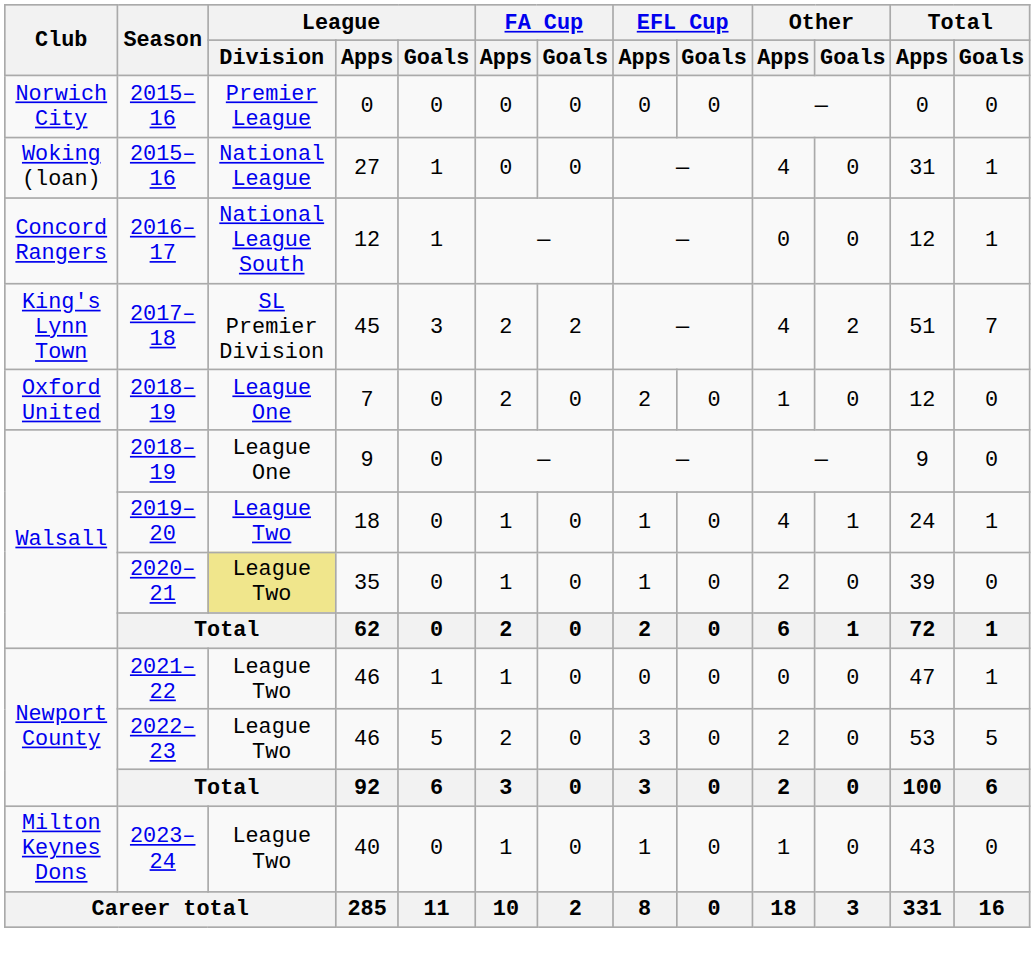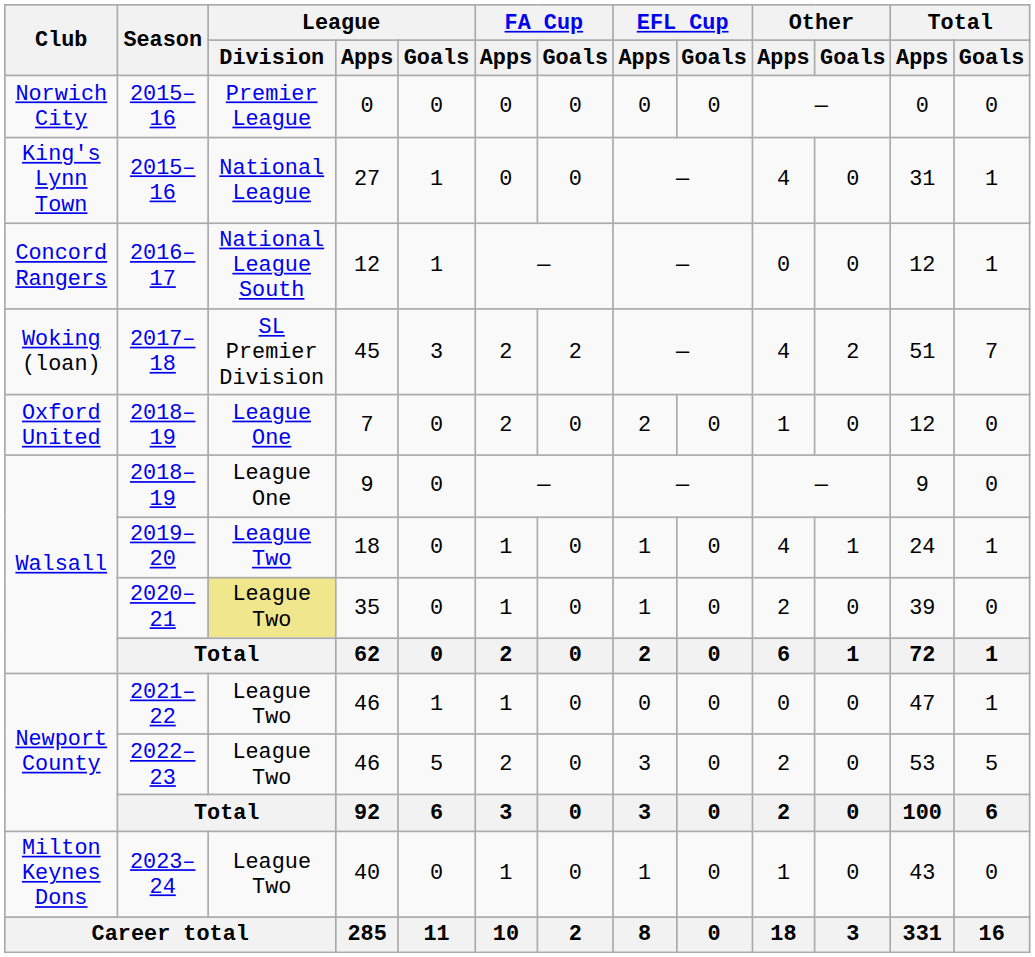(61, 167) Woking (loan) -> (61, 180) King's Lynn Town
(61, 327) King's Lynn Town -> (61, 352) Woking (loan)
